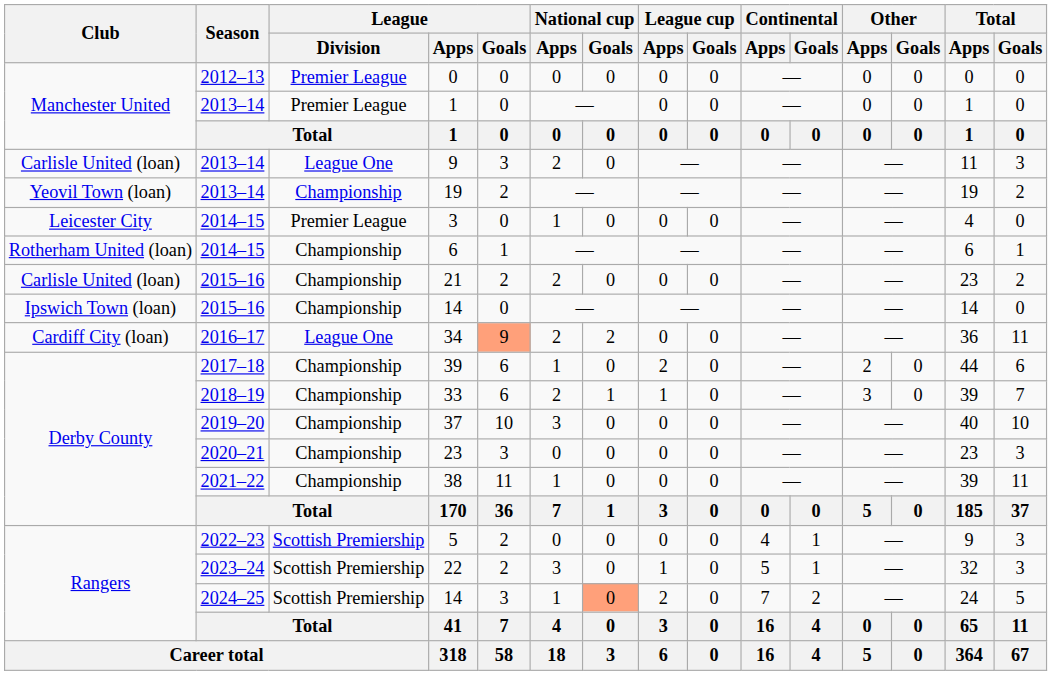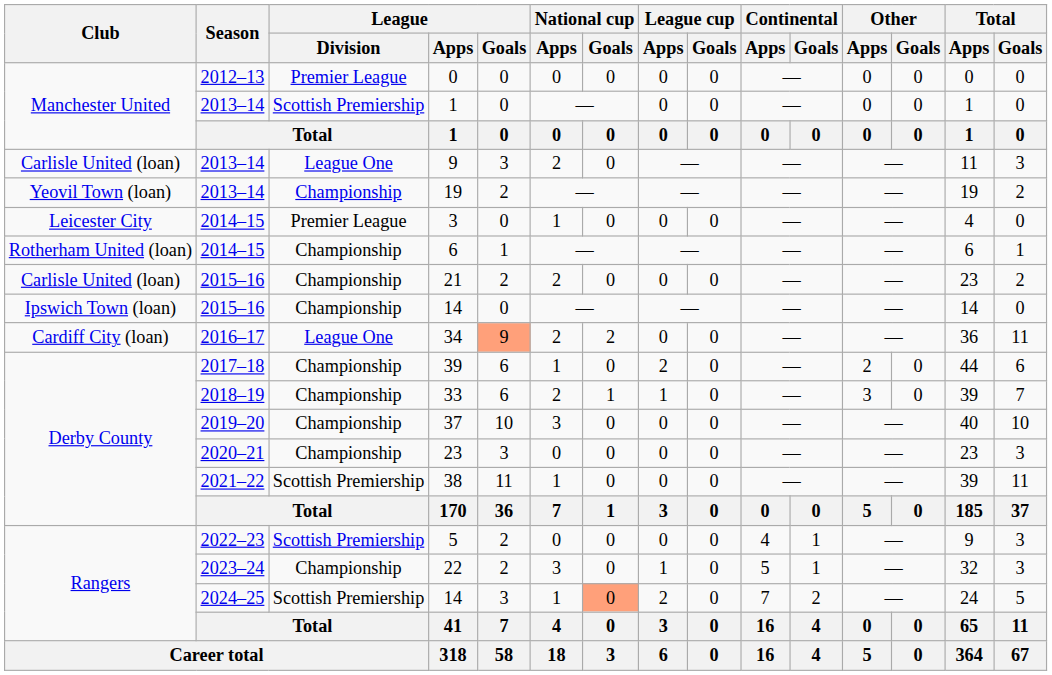(349, 105) Premier League -> (349, 105) Scottish Premiership
(349, 481) Championship -> (349, 481) Scottish Premiership
(349, 568) Scottish Premiership -> (349, 568) Championship
